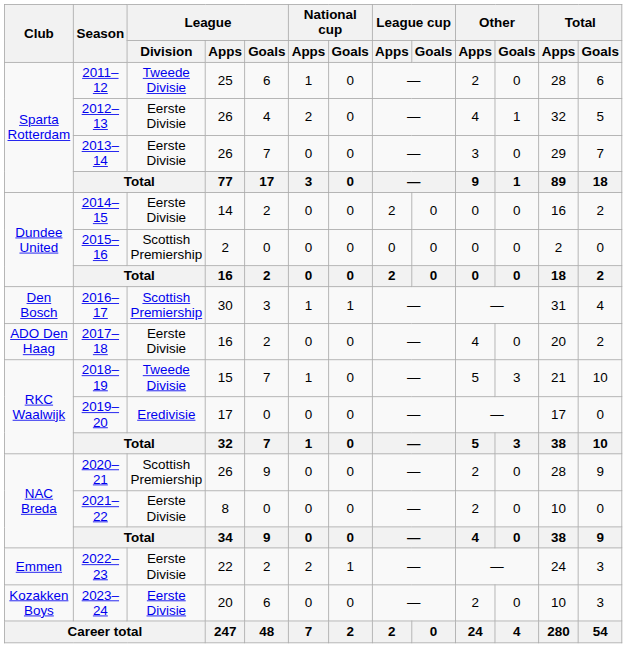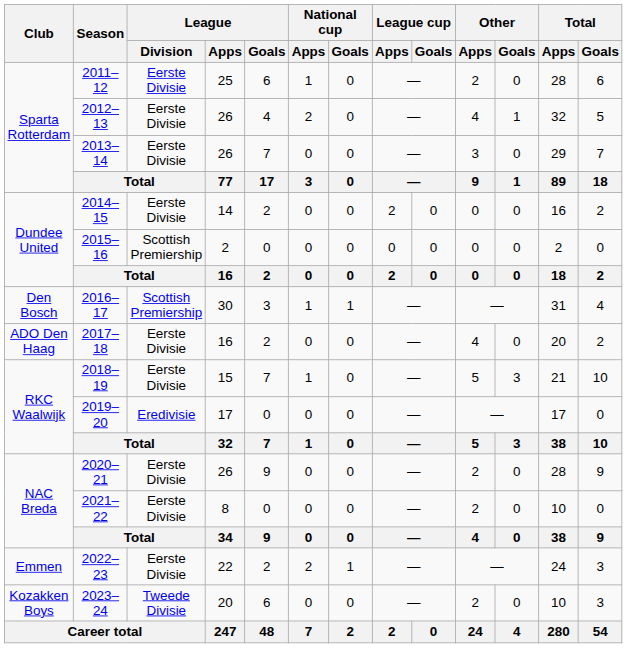(166, 80) Tweede Divisie -> (166, 80) Eerste Divisie
(166, 378) Tweede Divisie -> (166, 378) Eerste Divisie
(166, 472) Scottish Premiership -> (166, 472) Eerste Divisie
(166, 602) Eerste Divisie -> (166, 602) Tweede Divisie
